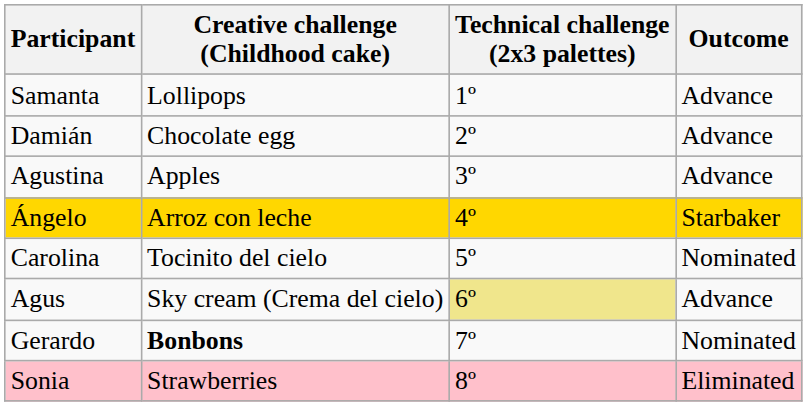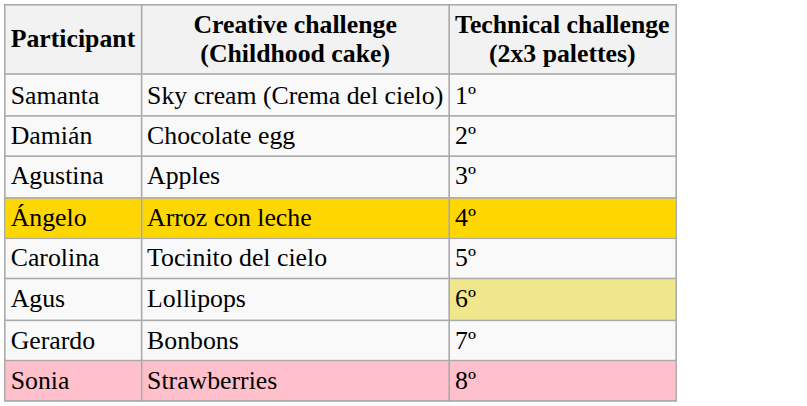- column: (739, 39)
(196, 94) Lollipops -> (295, 94) Sky cream (Crema del cielo)
(295, 299) Sky cream (Crema del cielo) -> (196, 299) Lollipops
(195, 339) bold -> (193, 339) normal
